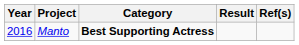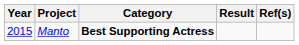(20, 31) 2016 -> (20, 31) 2015
